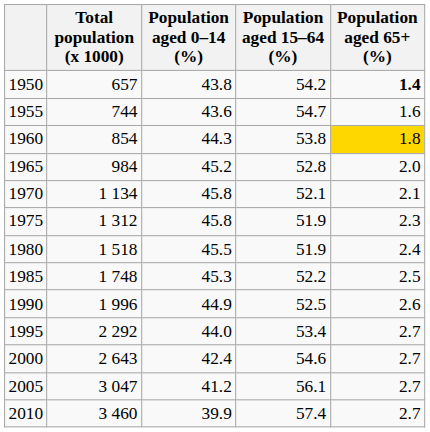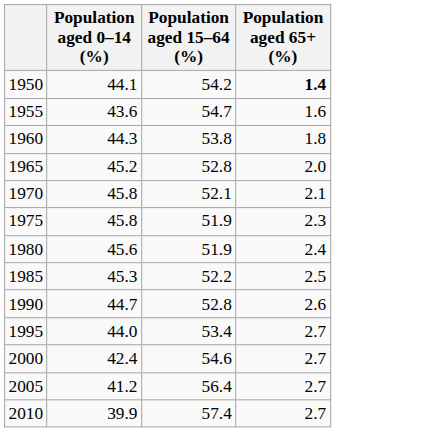- column: (94, 37)
(217, 84) 43.8 -> (122, 84) 44.1
(410, 139) gold background -> (315, 139) no background
(217, 248) 45.5 -> (122, 248) 45.6
(217, 303) 44.9 -> (122, 303) 44.7
(311, 303) 52.5 -> (217, 303) 52.8
(311, 385) 56.1 -> (217, 385) 56.4
